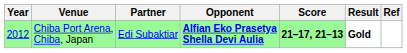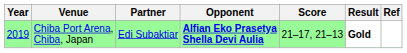(18, 34) 2012 -> (18, 34) 2019
(312, 34) bold -> (312, 34) normal
